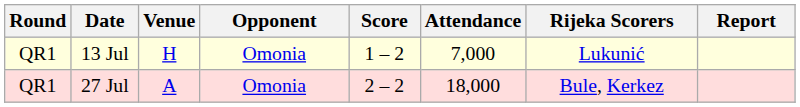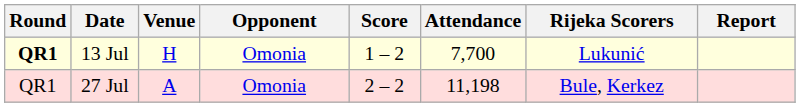(38, 53) normal -> (38, 53) bold
(473, 53) 7,000 -> (473, 53) 7,700
(473, 86) 18,000 -> (473, 86) 11,198
